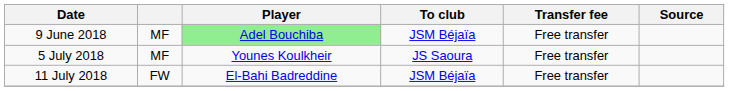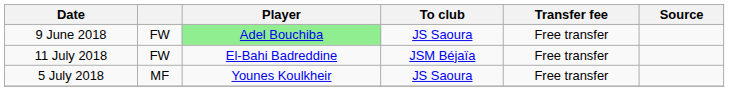(160, 35) MF -> (160, 35) FW
(442, 35) JSM Béjaïa -> (442, 35) JS Saoura
rows swapped: (71, 55) <-> (71, 75)
